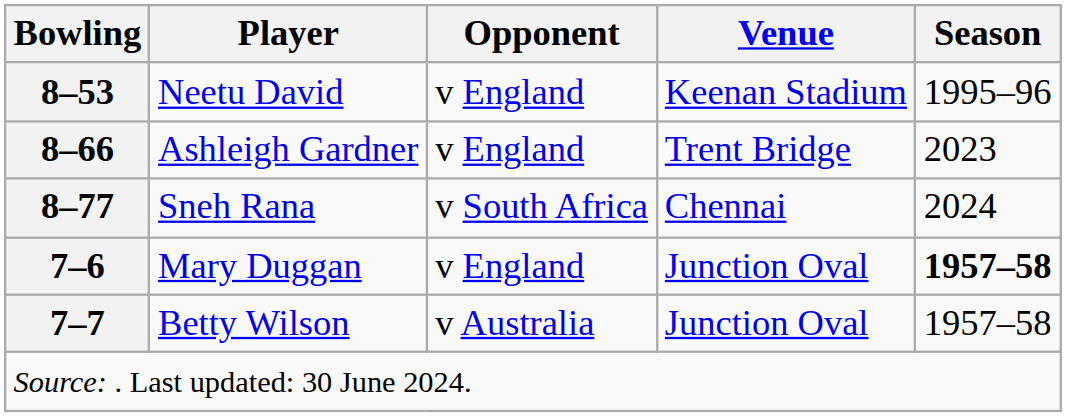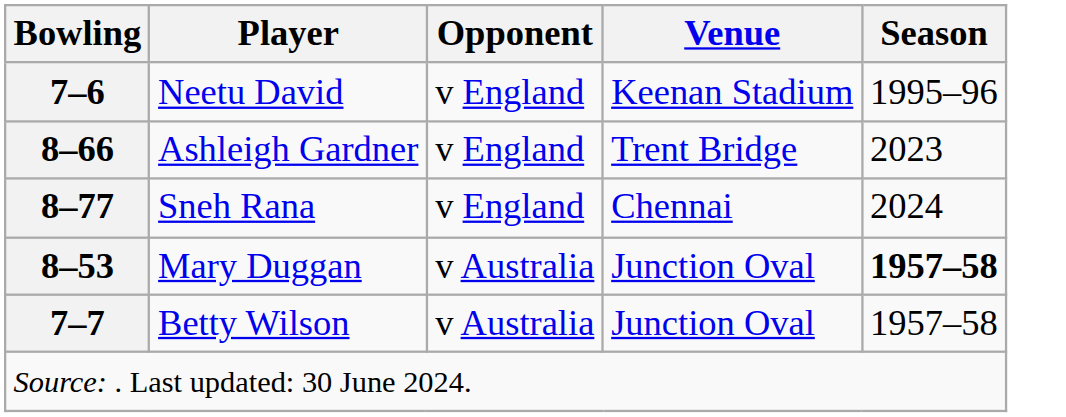(77, 91) 8–53 -> (77, 91) 7–6
(542, 206) v South Africa -> (510, 206) v England
(77, 264) 7–6 -> (77, 264) 8–53
(510, 264) v England -> (515, 264) v Australia
